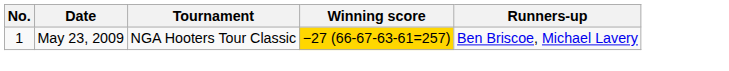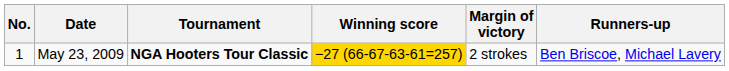+ column: (501, 24)
(213, 39) normal -> (219, 55) bold
